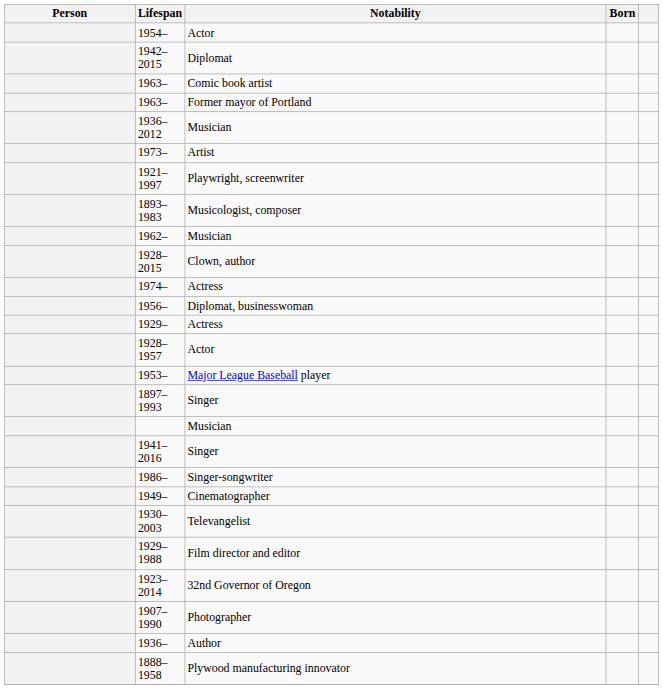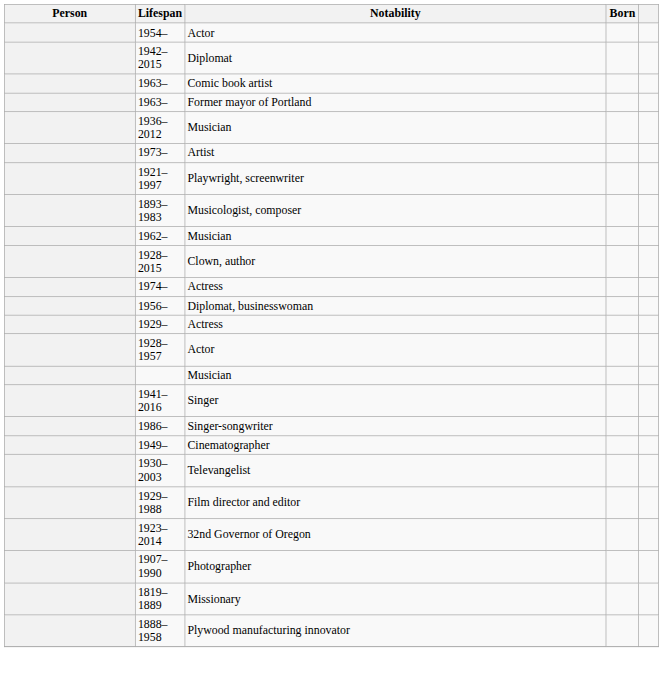- row: (153, 375)
- row: (153, 400)
+ row: (153, 598)
- row: (153, 643)
